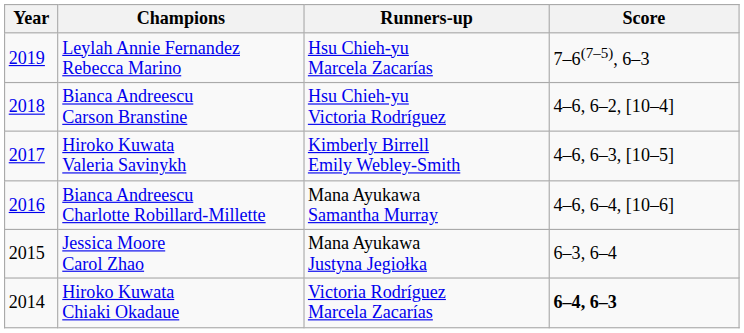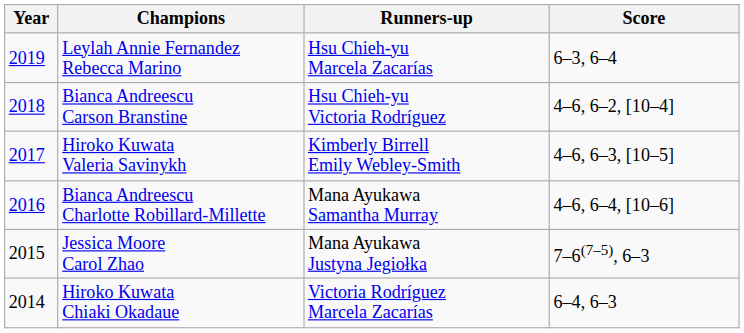(601, 57) 7–6(7–5), 6–3 -> (585, 57) 6–3, 6–4
(585, 253) 6–3, 6–4 -> (601, 253) 7–6(7–5), 6–3
(585, 302) bold -> (585, 302) normal
